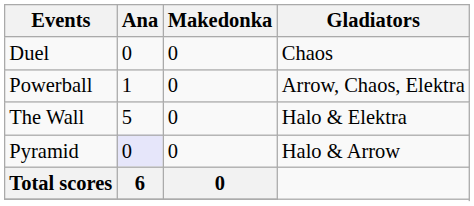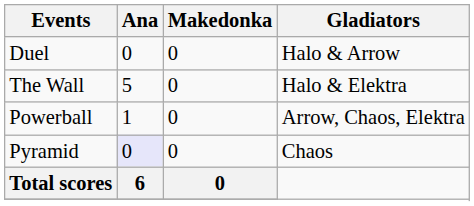(307, 53) Chaos -> (341, 53) Halo & Arrow
rows swapped: (51, 85) <-> (47, 118)
(341, 150) Halo & Arrow -> (307, 150) Chaos
